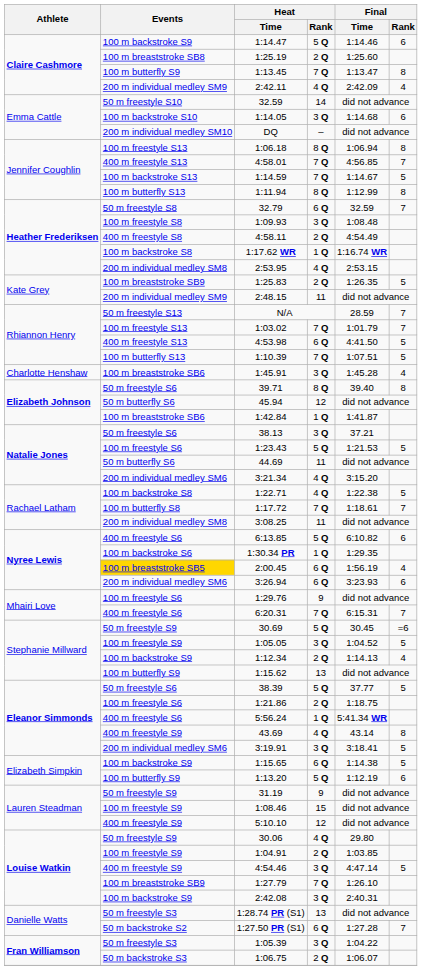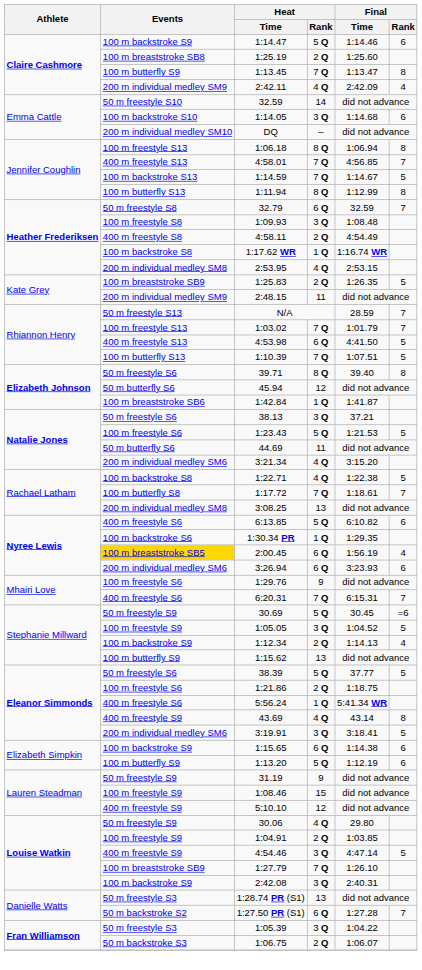- row: (271, 373)
(321, 523) 11 -> (321, 508) 13
(403, 763) 5 -> (403, 748) 6
